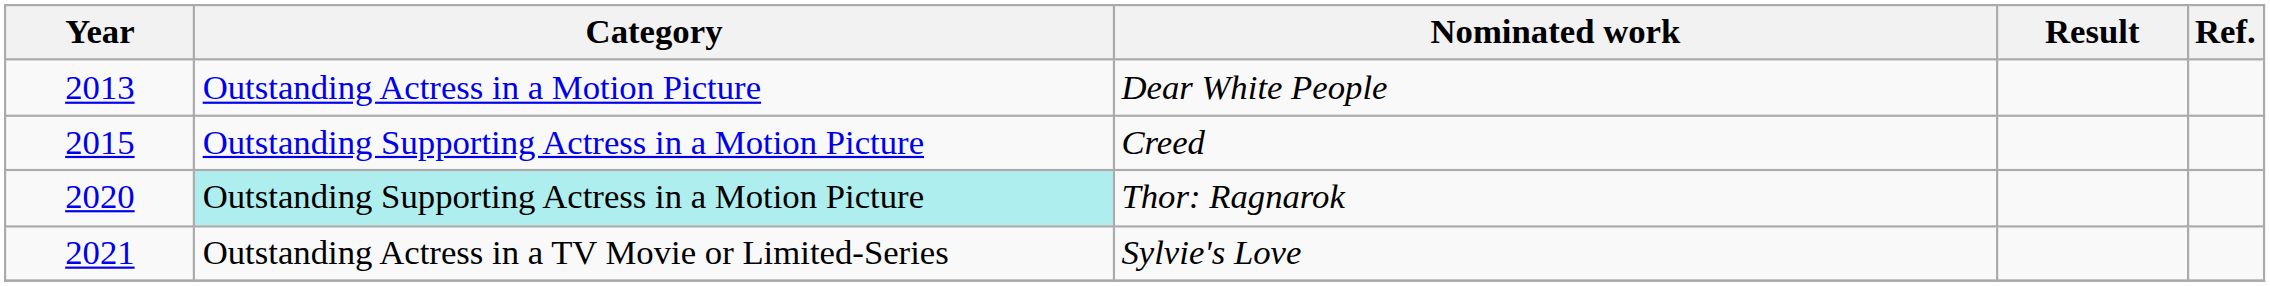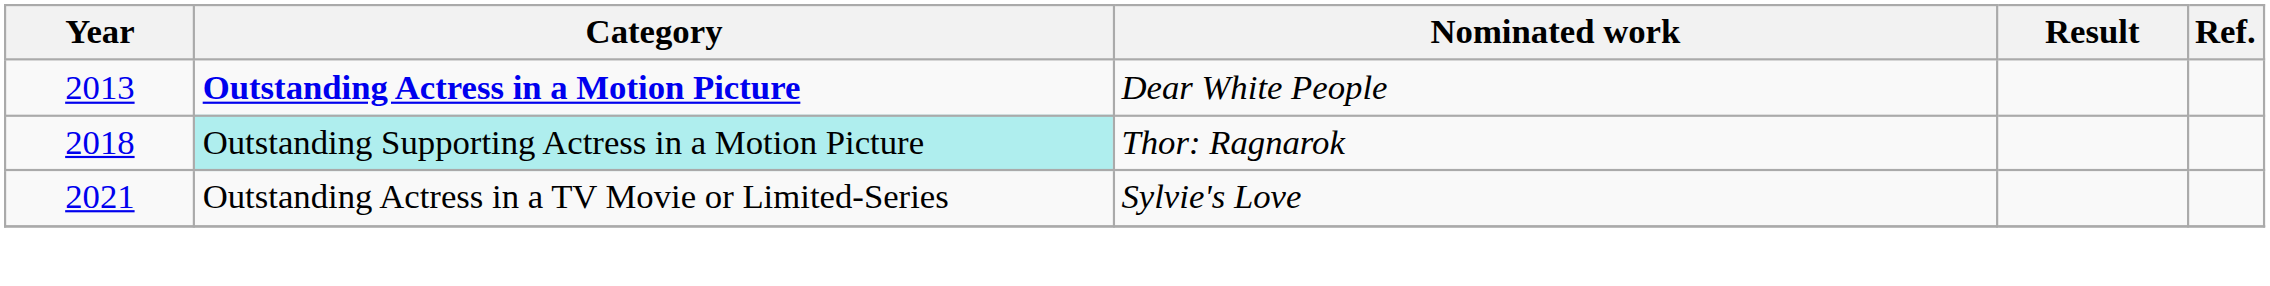(482, 87) normal -> (502, 87) bold
- row: (1163, 142)
(100, 197) 2020 -> (100, 142) 2018
